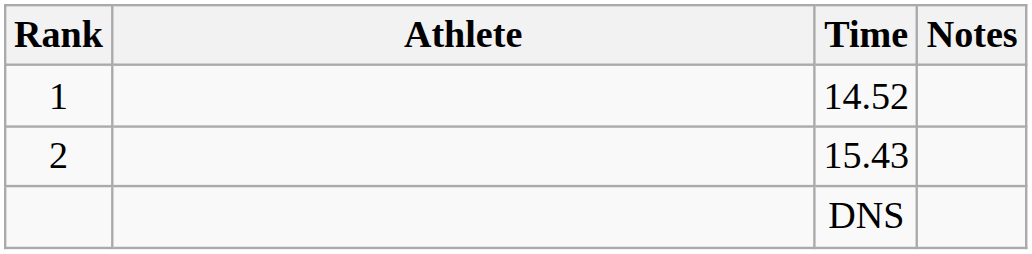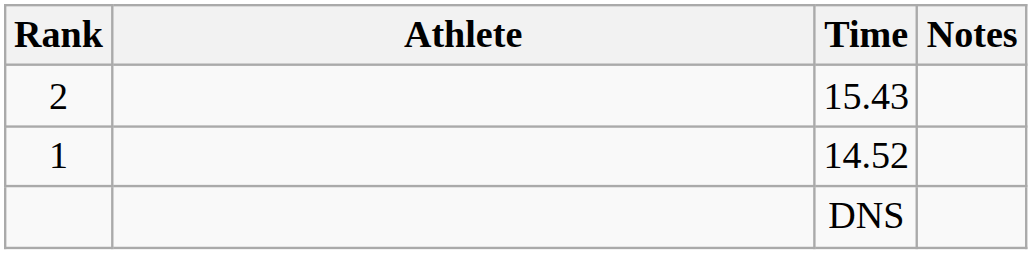rows swapped: (58, 95) <-> (58, 155)
